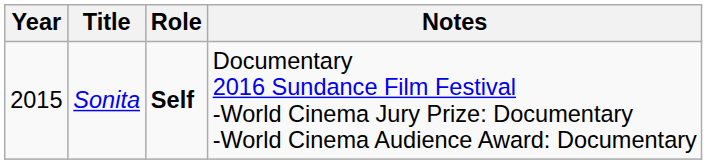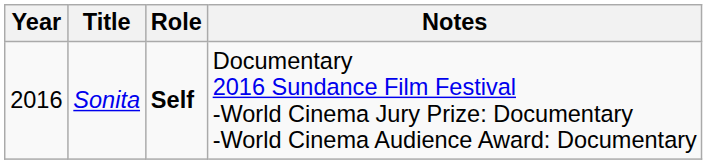(36, 100) 2015 -> (36, 100) 2016
